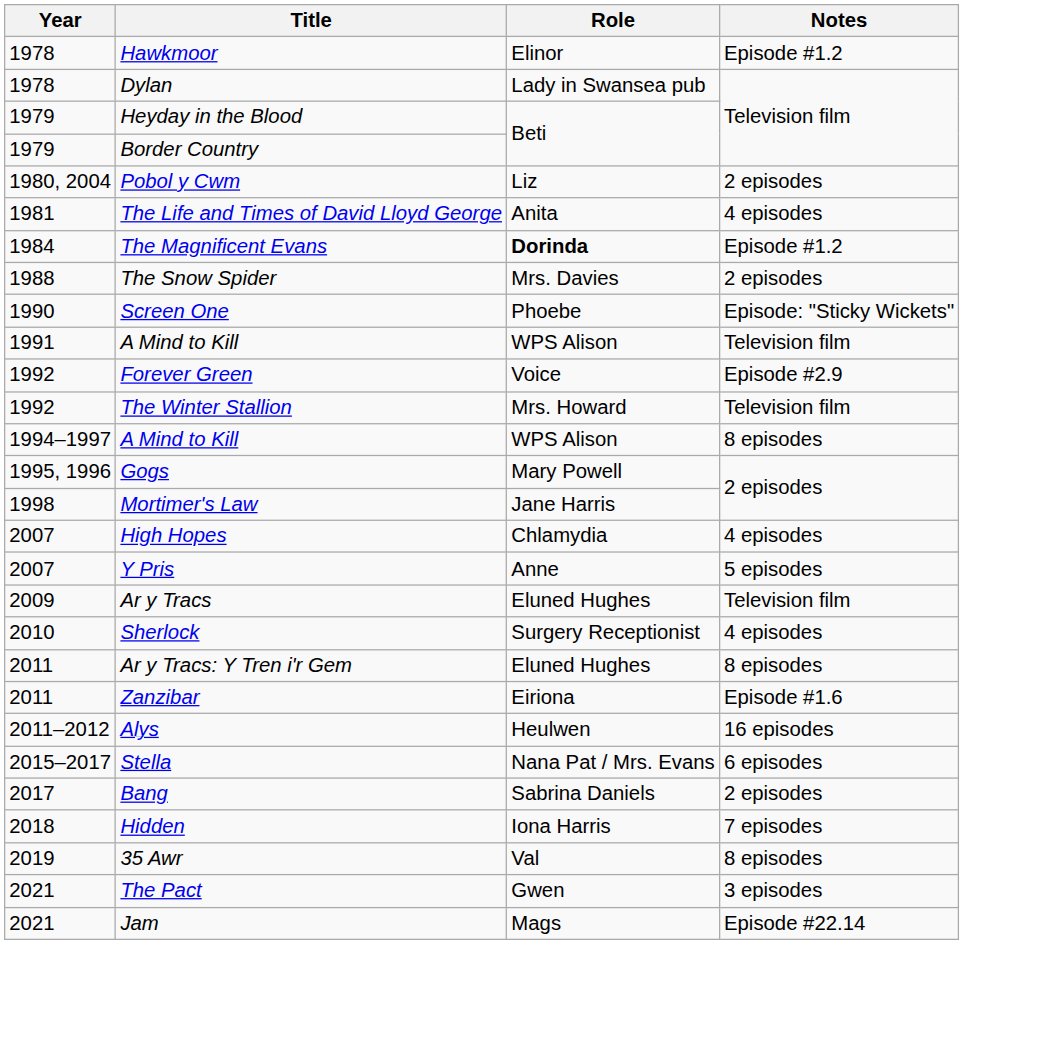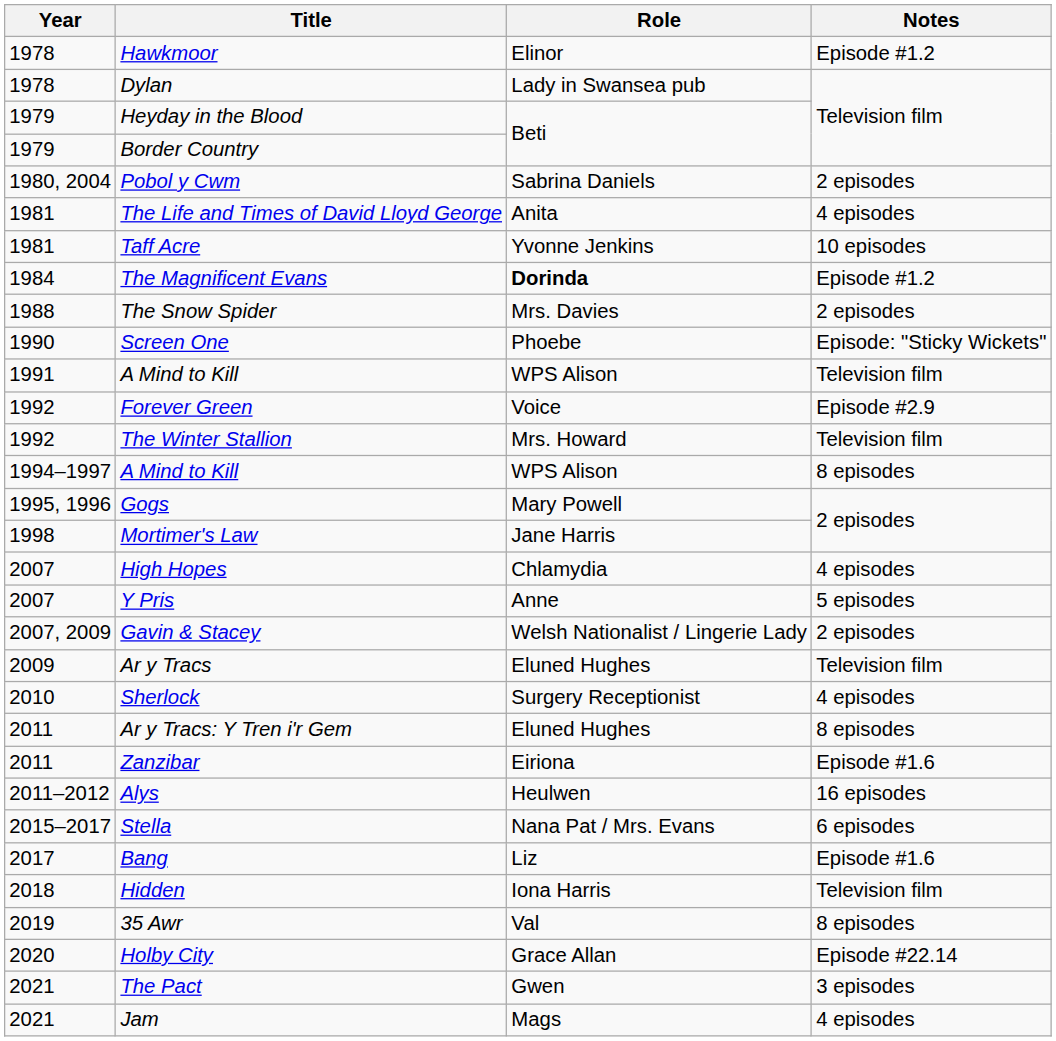(524, 181) Liz -> (583, 181) Sabrina Daniels
+ row: (32, 246)
+ row: (60, 632)
(583, 794) Sabrina Daniels -> (524, 858) Liz
(773, 794) 2 episodes -> (876, 858) Episode #1.6
(773, 826) 7 episodes -> (880, 890) Television film
+ row: (32, 955)
(795, 922) Episode #22.14 -> (865, 1019) 4 episodes
